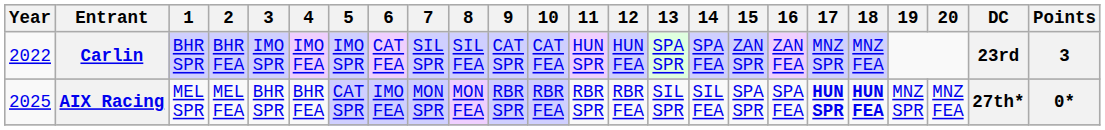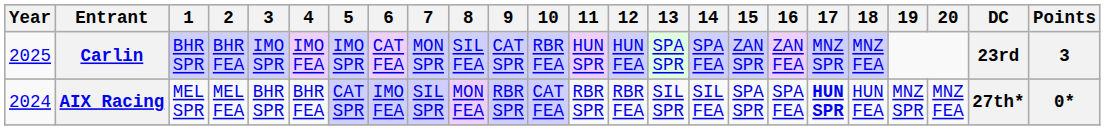(30, 56) 2022 -> (30, 56) 2025
(428, 56) SIL SPR -> (428, 56) MON SPR
(548, 56) CAT FEA -> (548, 56) RBR FEA
(30, 102) 2025 -> (30, 102) 2024
(428, 102) MON SPR -> (428, 102) SIL SPR
(548, 102) RBR FEA -> (548, 102) CAT FEA
(868, 102) bold -> (868, 102) normal
